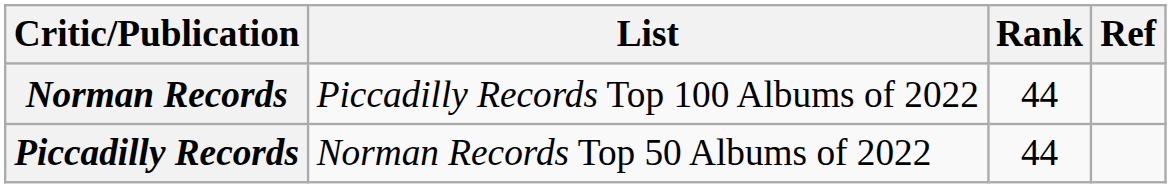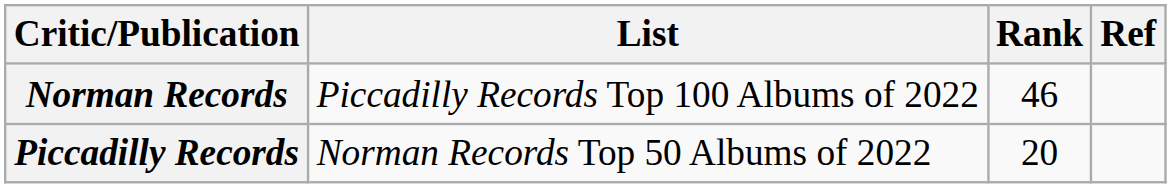(1040, 93) 44 -> (1040, 93) 46
(1040, 152) 44 -> (1040, 152) 20
